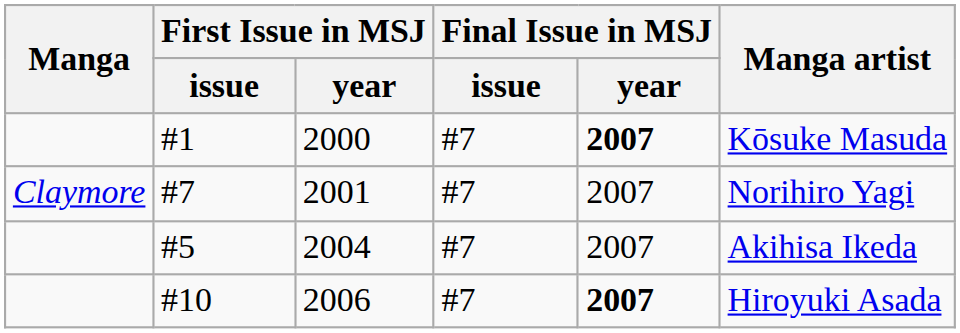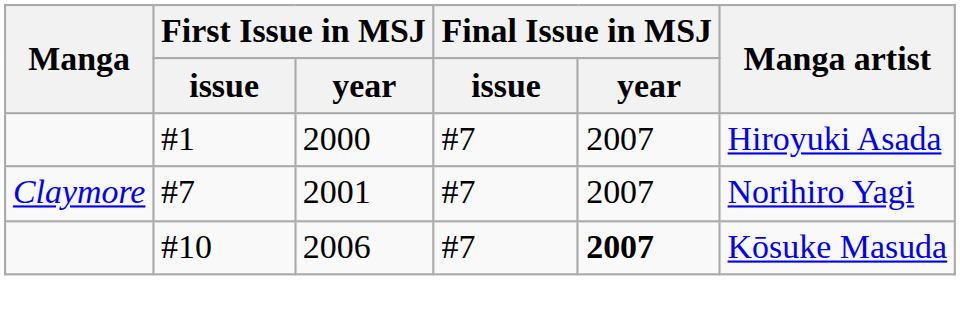(620, 138) bold -> (620, 138) normal
(837, 138) Kōsuke Masuda -> (835, 138) Hiroyuki Asada
- row: (178, 246)
(835, 300) Hiroyuki Asada -> (837, 246) Kōsuke Masuda
